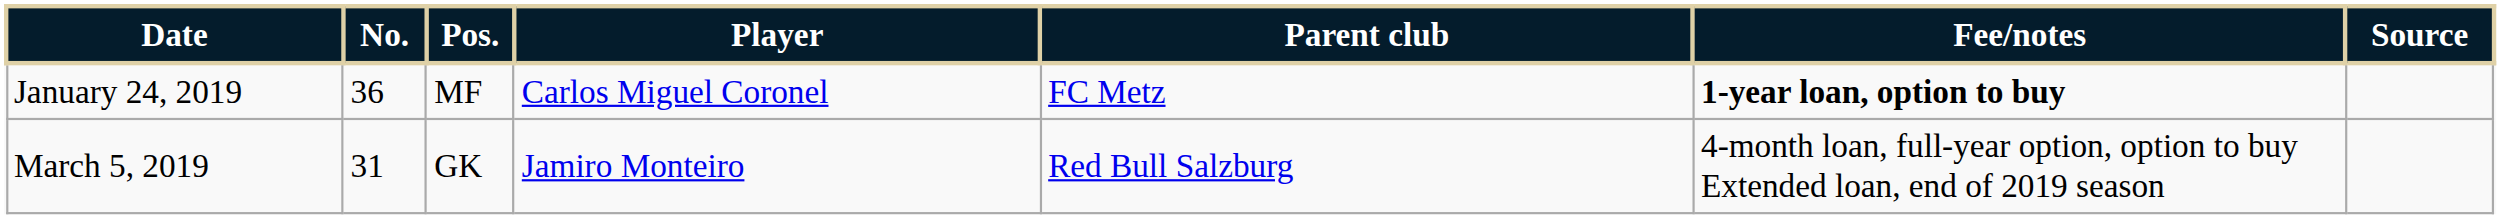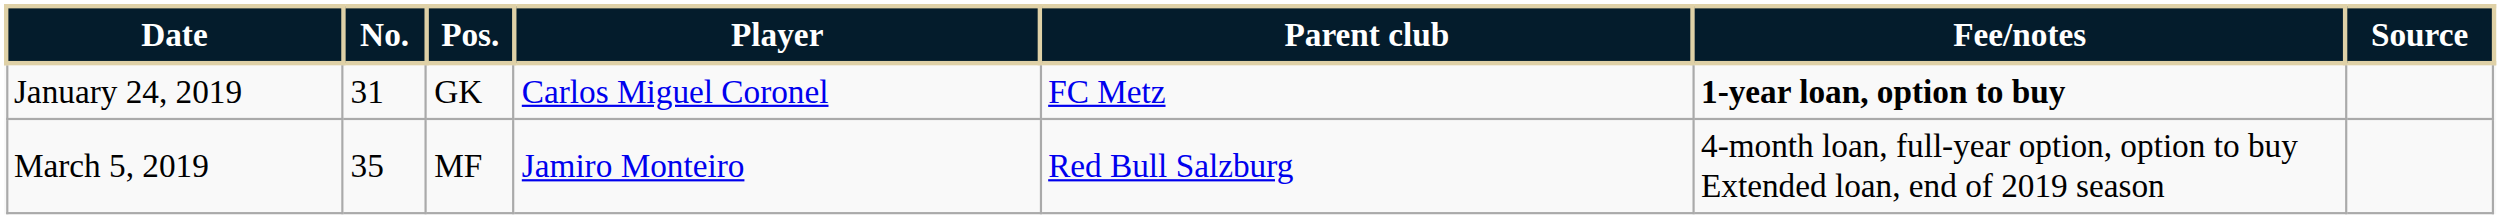(367, 91) 36 -> (367, 91) 31
(458, 91) MF -> (458, 91) GK
(367, 165) 31 -> (367, 165) 35
(458, 165) GK -> (458, 165) MF
